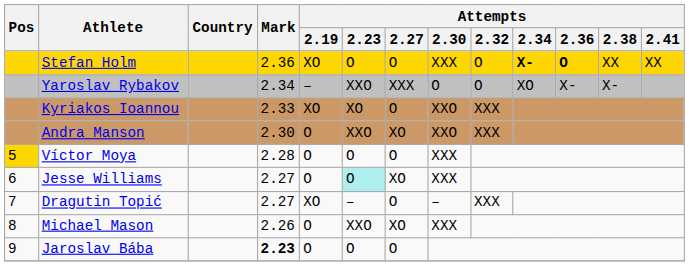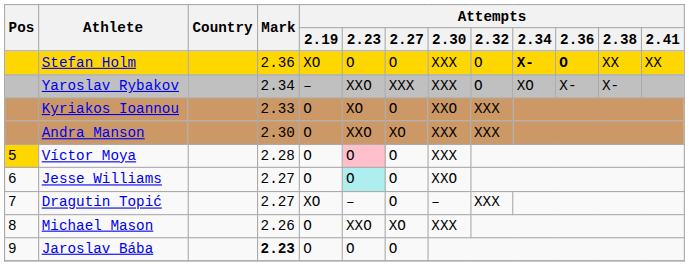(436, 86) O -> (444, 86) XXX
(312, 109) XO -> (308, 109) O
(444, 133) XXO -> (444, 133) XXX
(350, 156) no background -> (350, 156) pink background
(397, 179) XO -> (393, 179) O
(444, 179) XXX -> (444, 179) XXO
